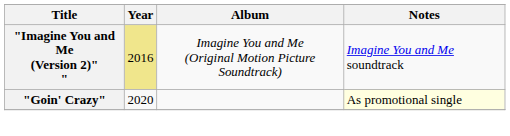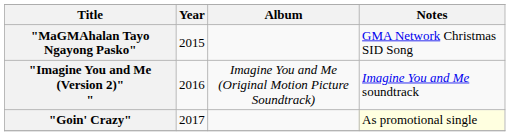+ row: (90, 42)
(140, 57) khaki background -> (192, 85) no background
(140, 99) 2020 -> (192, 120) 2017
